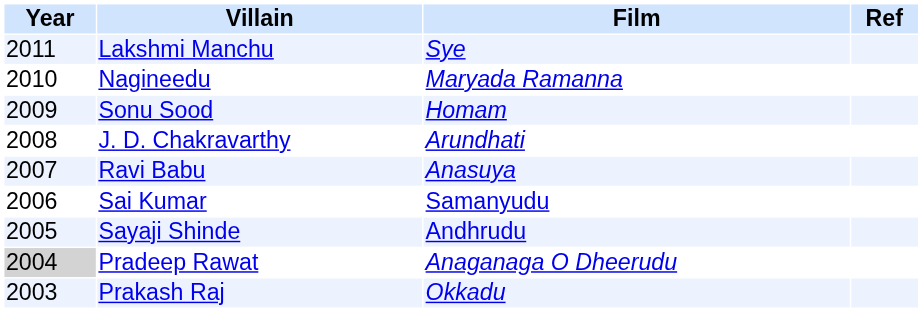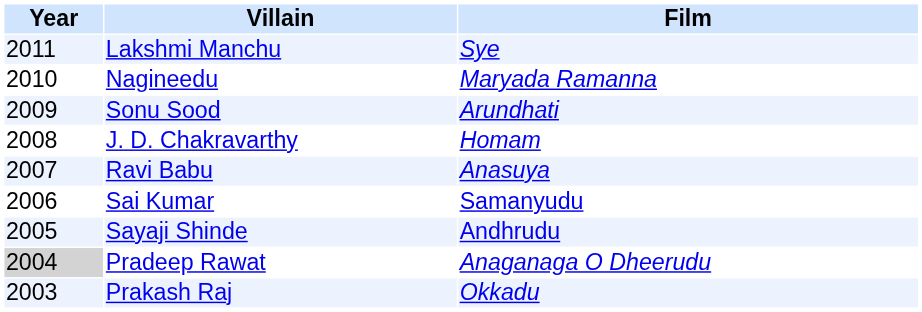- column: (884, 18)
(466, 110) Homam -> (509, 110) Arundhati
(475, 140) Arundhati -> (500, 140) Homam
